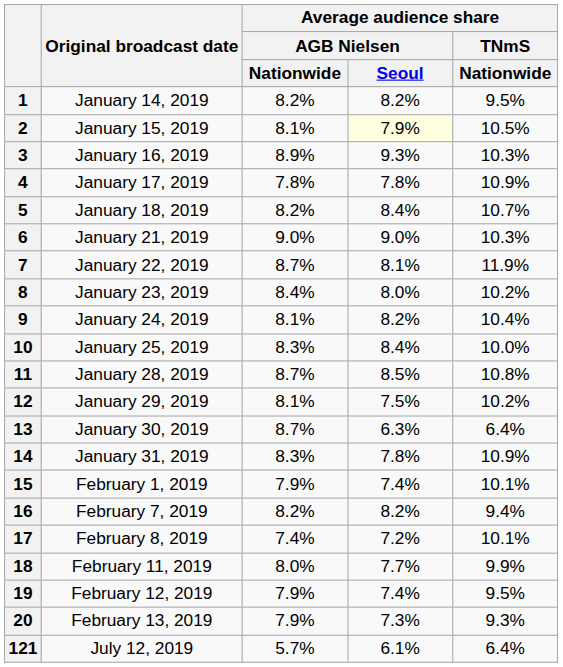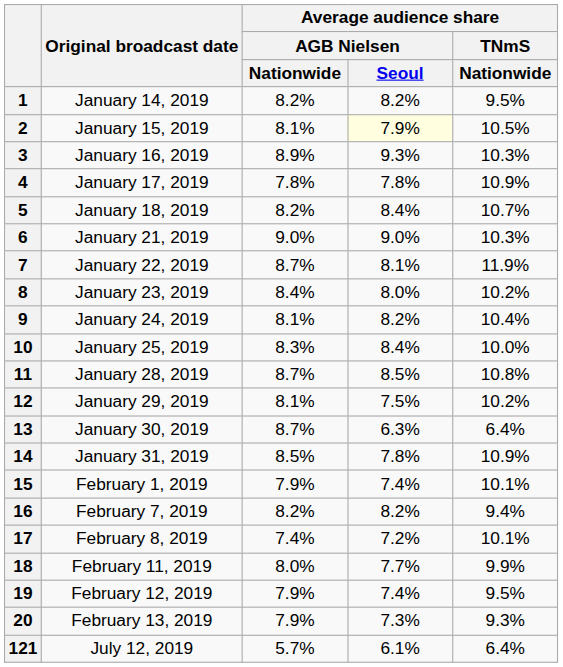(295, 456) 8.3% -> (295, 456) 8.5%
